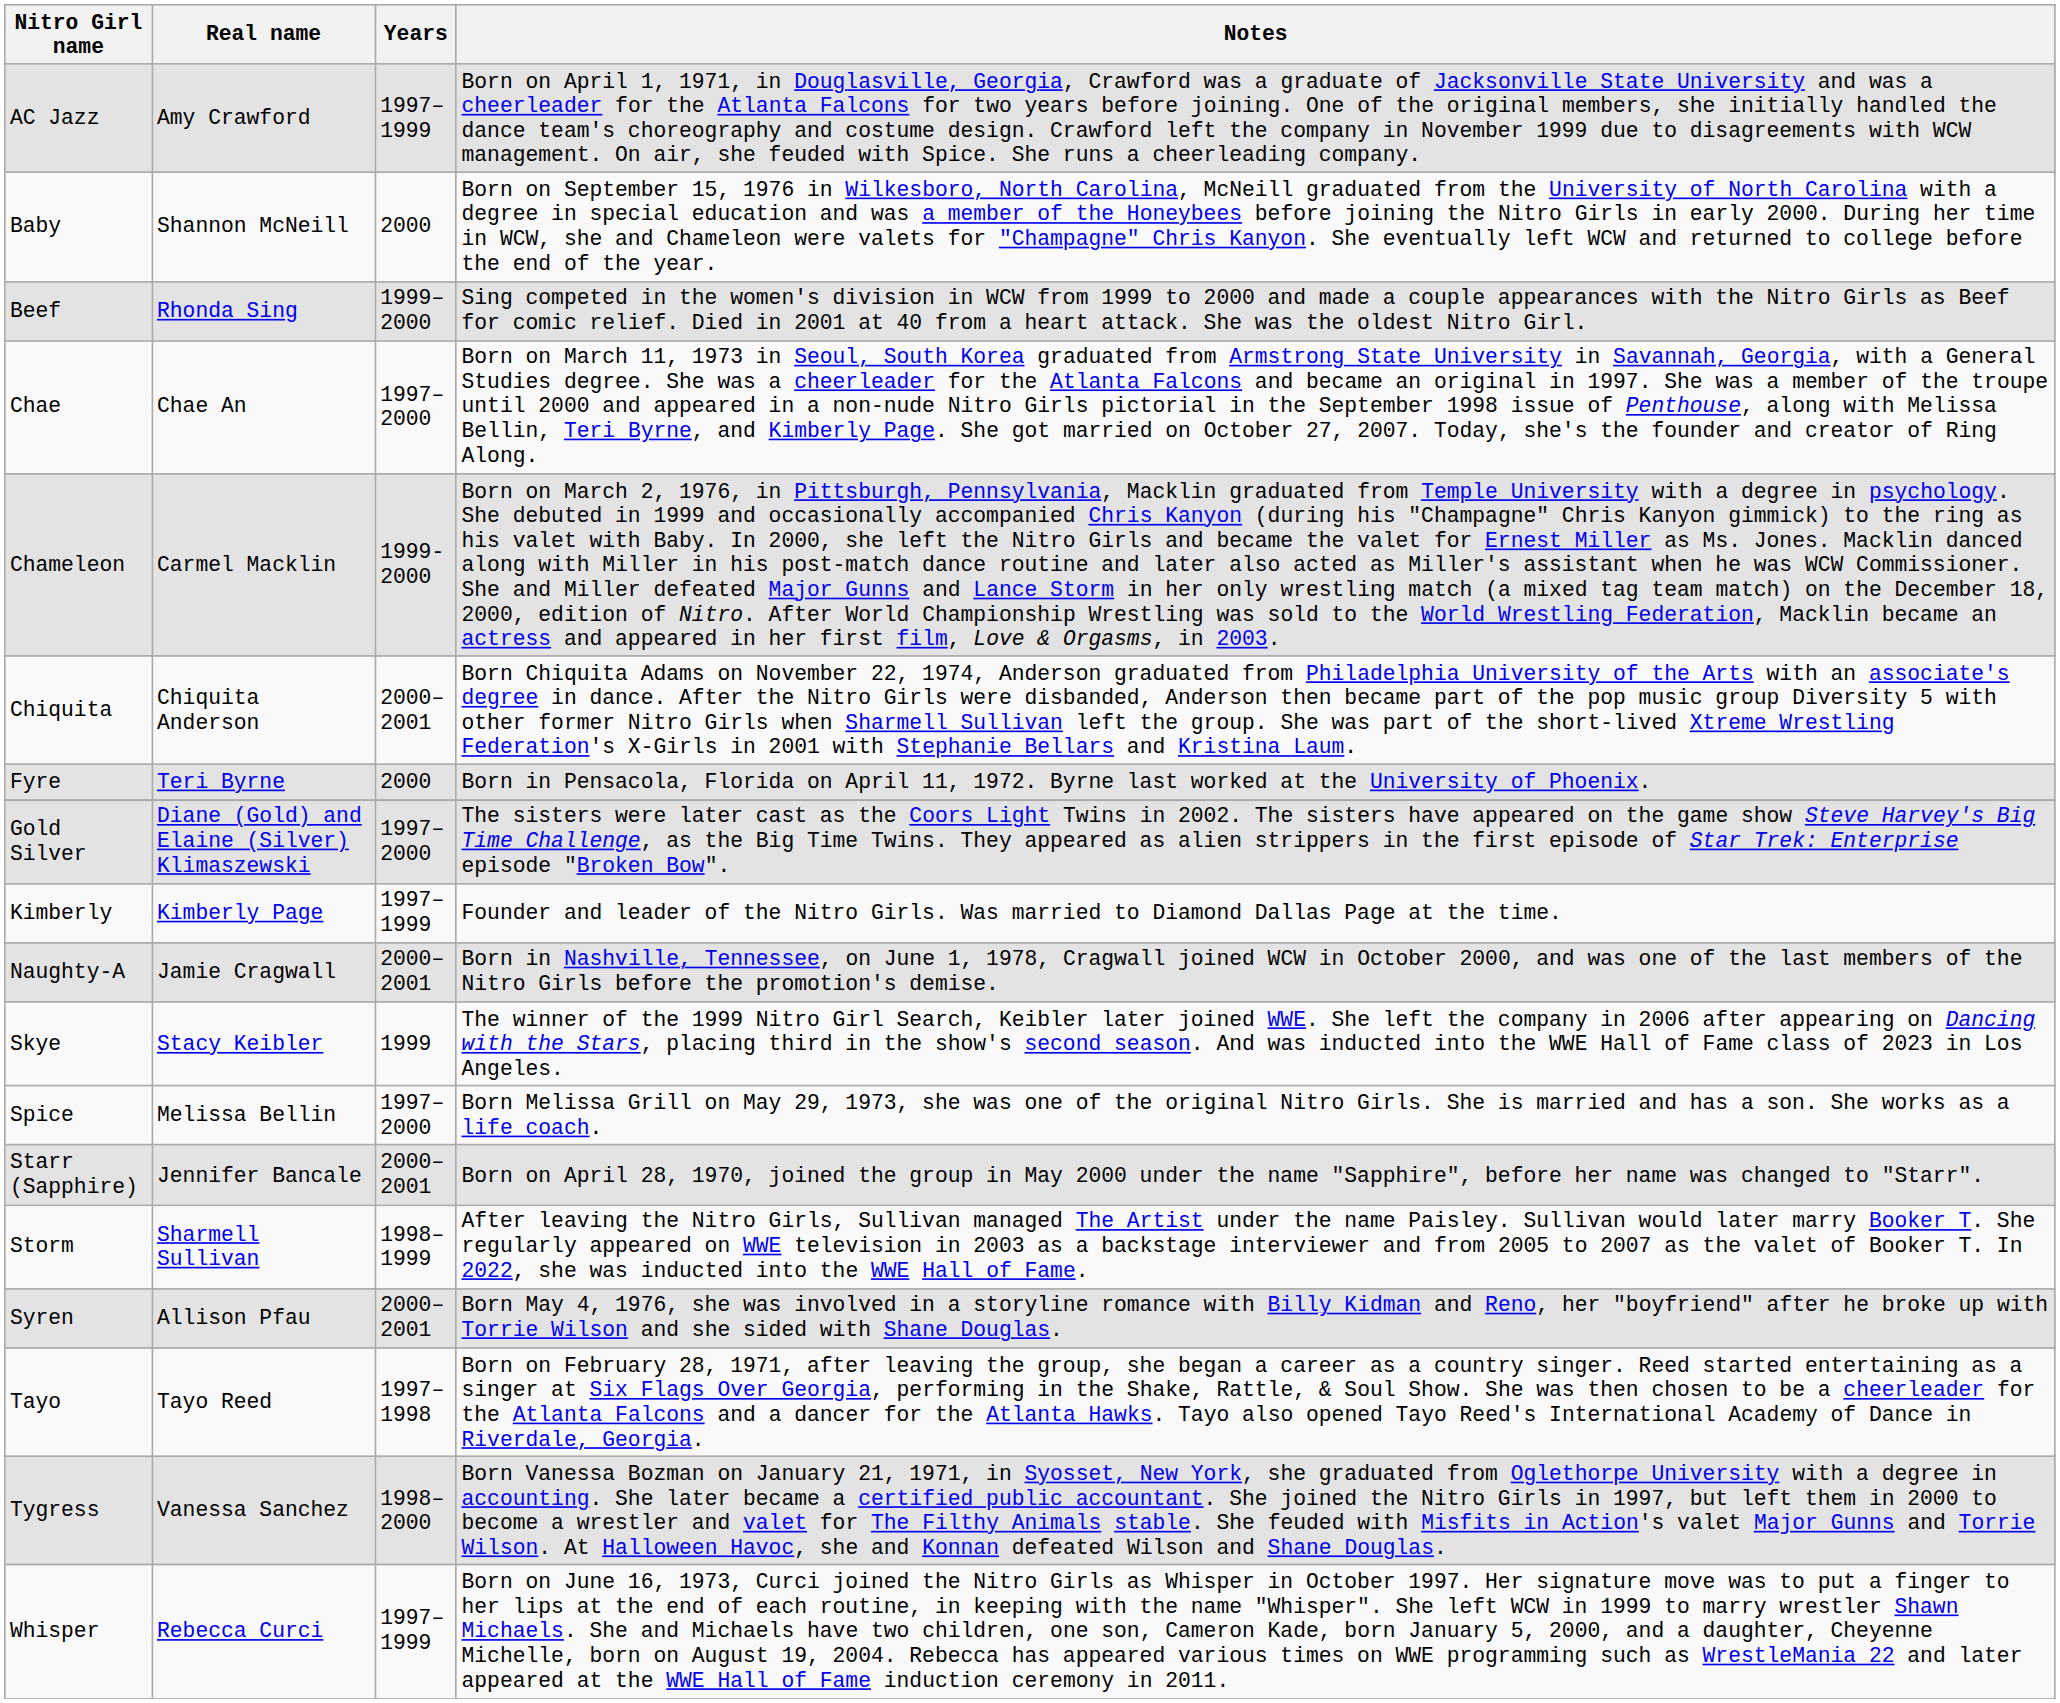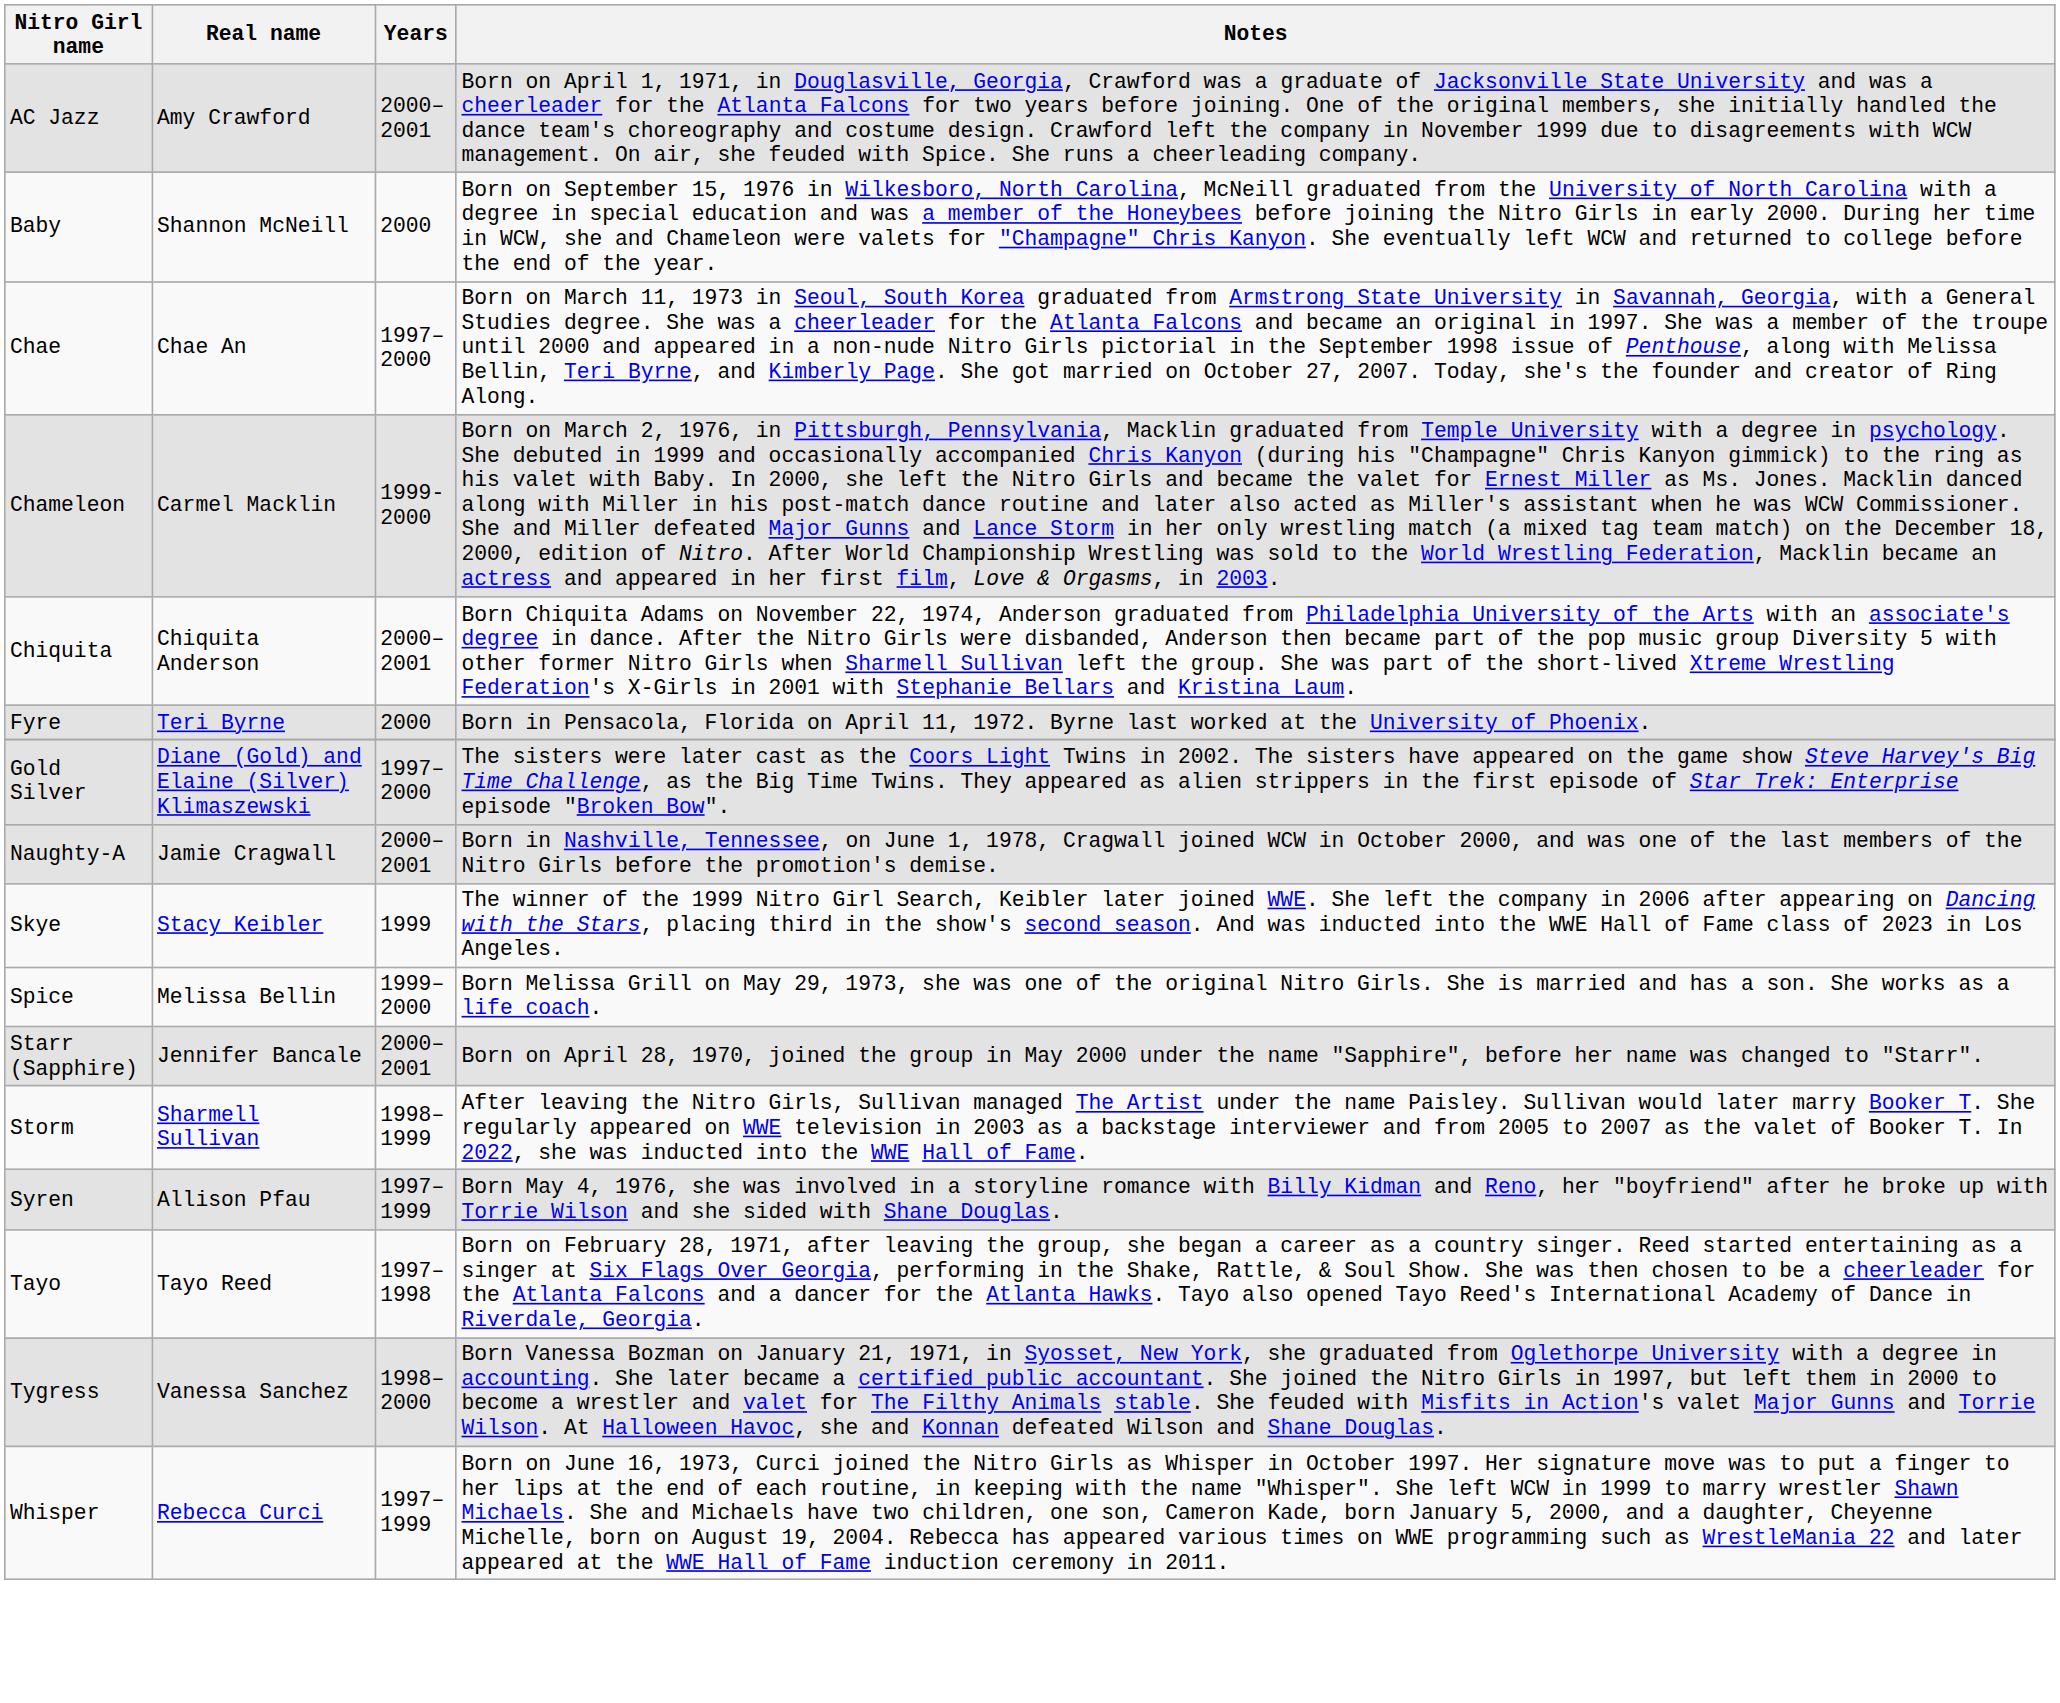(412, 118) 1997–1999 -> (412, 118) 2000–2001
- row: (35, 311)
- row: (61, 913)
(412, 1116) 1997–2000 -> (412, 997) 1999–2000
(412, 1318) 2000–2001 -> (412, 1200) 1997–1999
